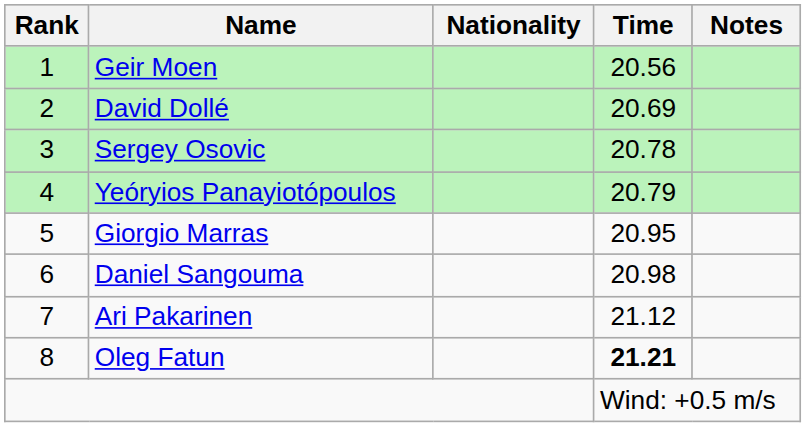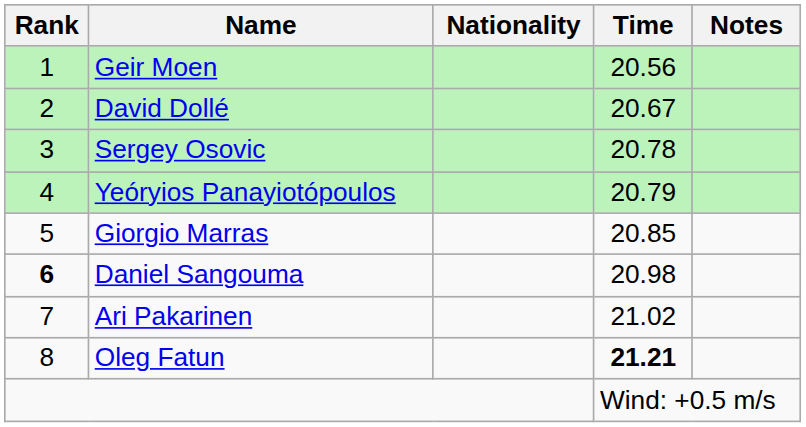(643, 108) 20.69 -> (643, 108) 20.67
(643, 233) 20.95 -> (643, 233) 20.85
(47, 274) normal -> (47, 274) bold
(643, 316) 21.12 -> (643, 316) 21.02
